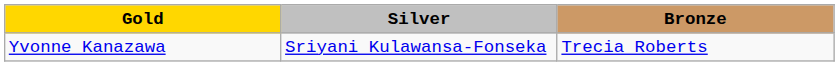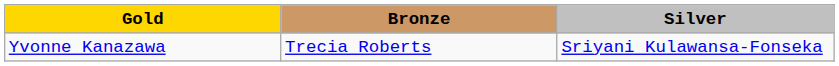columns swapped: (419, 19) <-> (695, 19)
